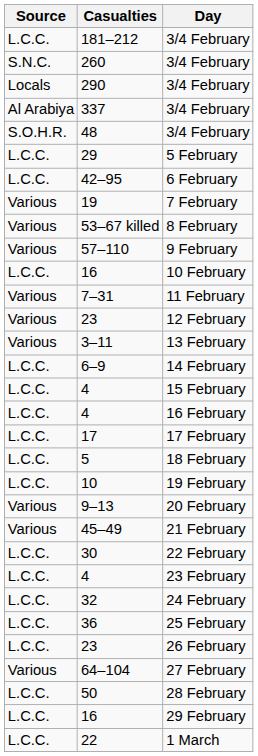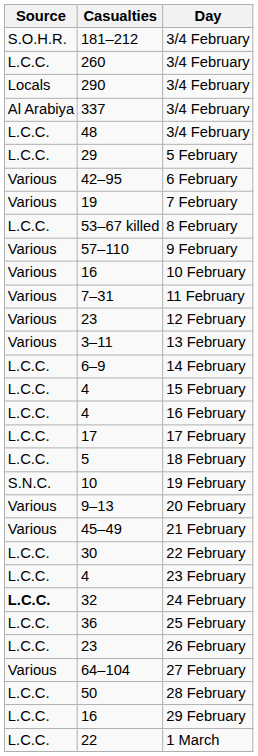(29, 39) L.C.C. -> (37, 39) S.O.H.R.
(30, 62) S.N.C. -> (29, 62) L.C.C.
(37, 132) S.O.H.R. -> (29, 132) L.C.C.
(29, 179) L.C.C. -> (32, 179) Various
(32, 226) Various -> (29, 226) L.C.C.
(29, 272) L.C.C. -> (32, 272) Various
(29, 483) L.C.C. -> (30, 483) S.N.C.
(29, 599) normal -> (29, 599) bold
